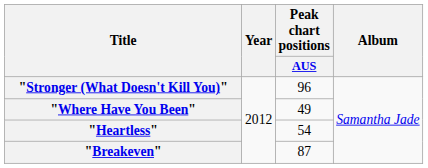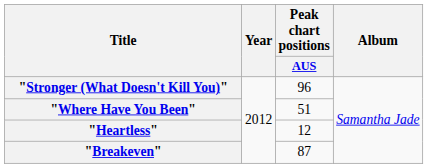(304, 109) 49 -> (304, 109) 51
(304, 130) 54 -> (304, 130) 12
